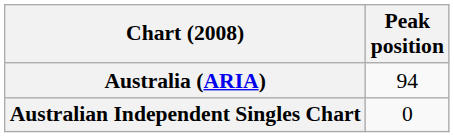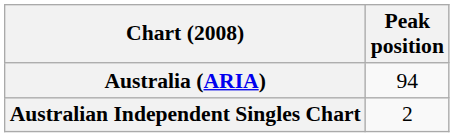(407, 114) 0 -> (407, 114) 2
